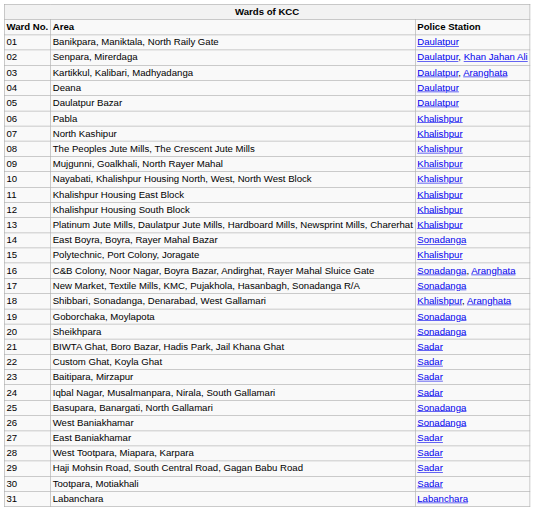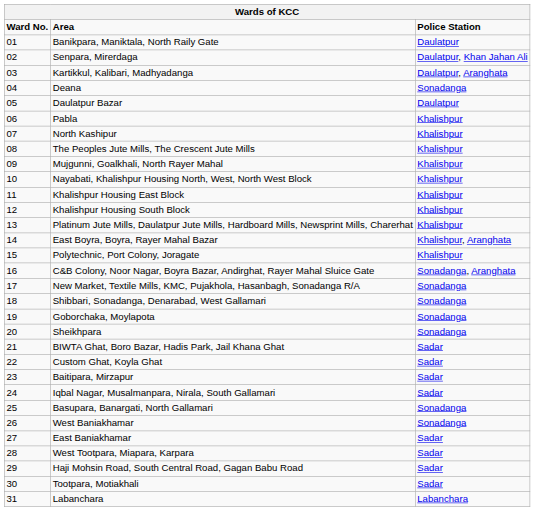(438, 88) Daulatpur -> (442, 88) Sonadanga
(442, 240) Sonadanga -> (464, 240) Khalishpur, Aranghata
(464, 301) Khalishpur, Aranghata -> (442, 301) Sonadanga
